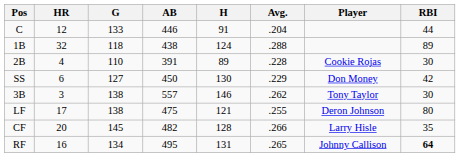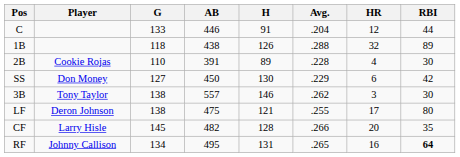columns swapped: (353, 12) <-> (61, 12)
(224, 45) 124 -> (266, 45) 126
